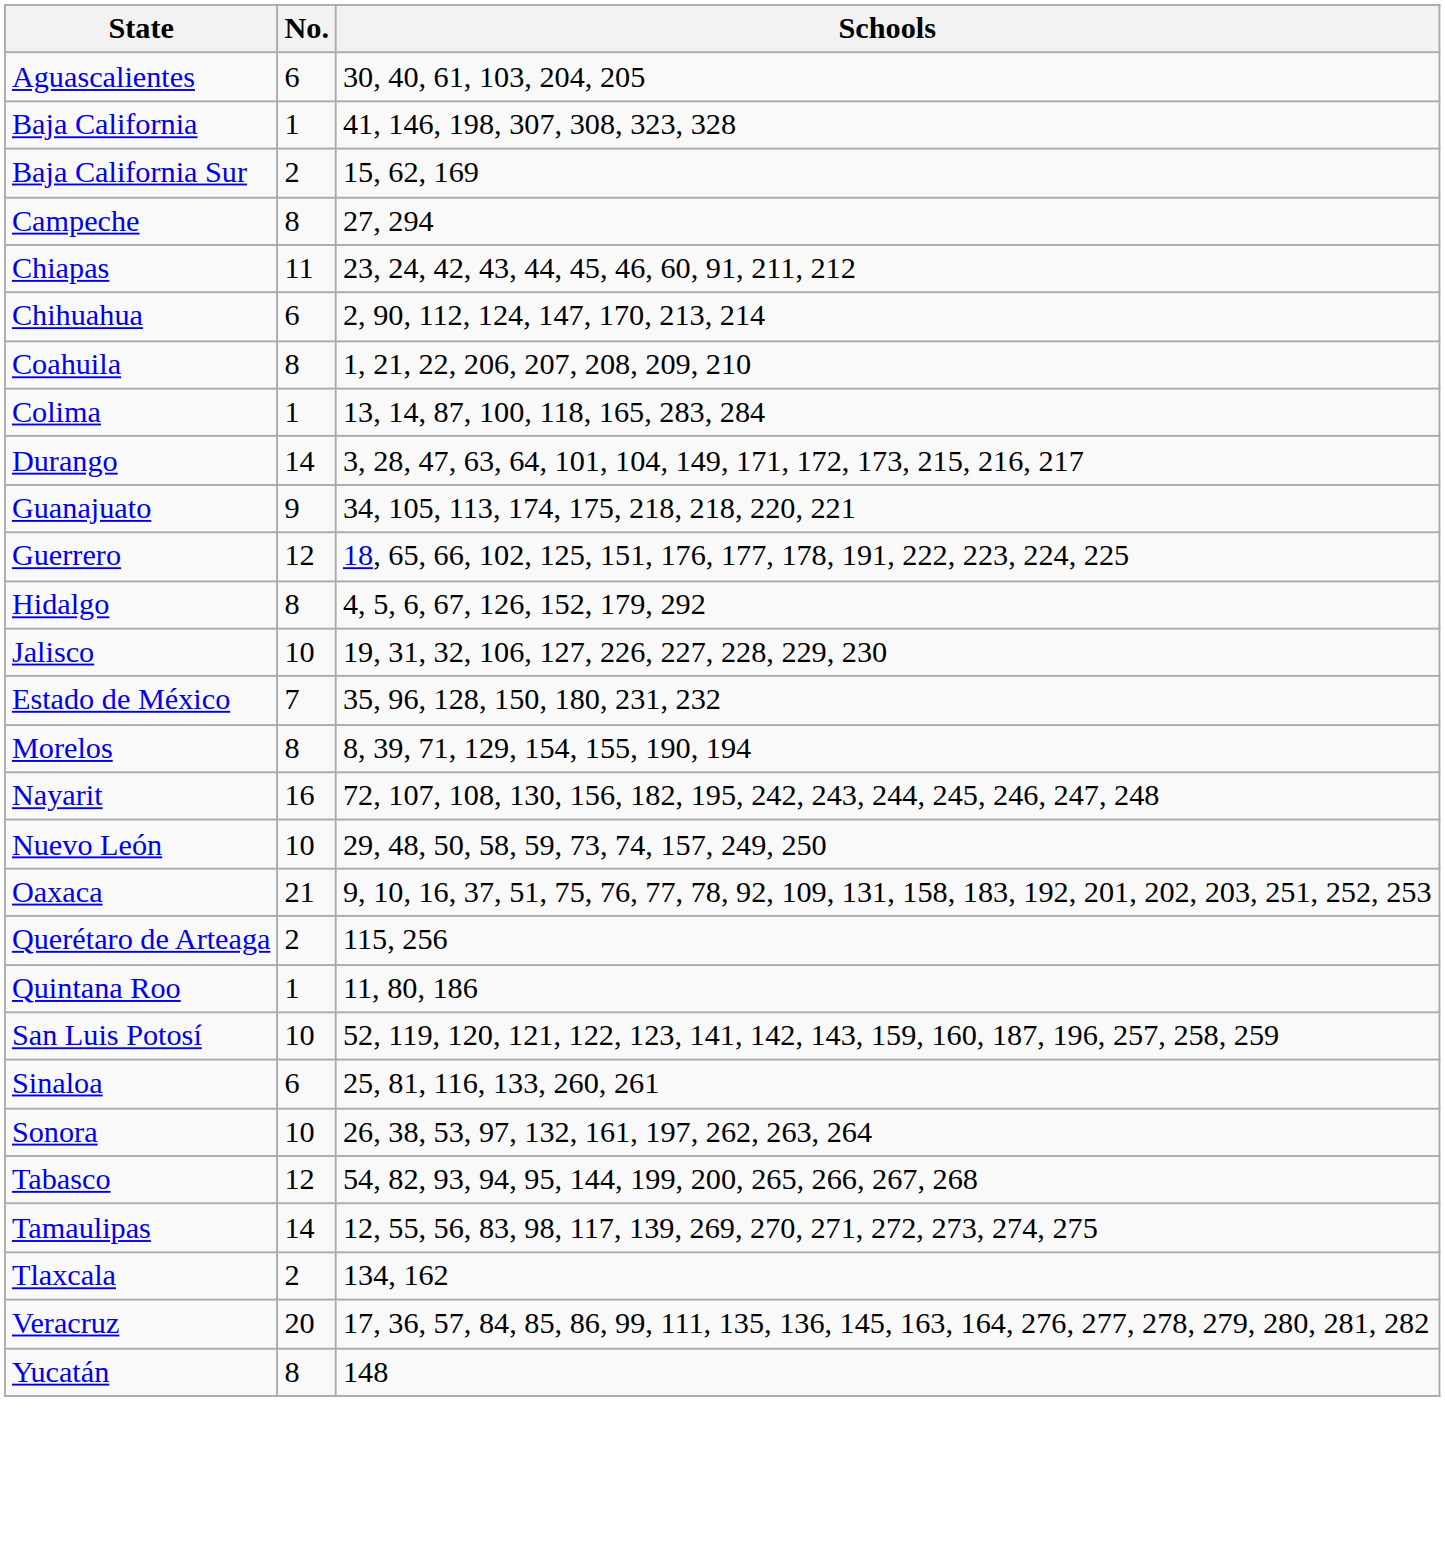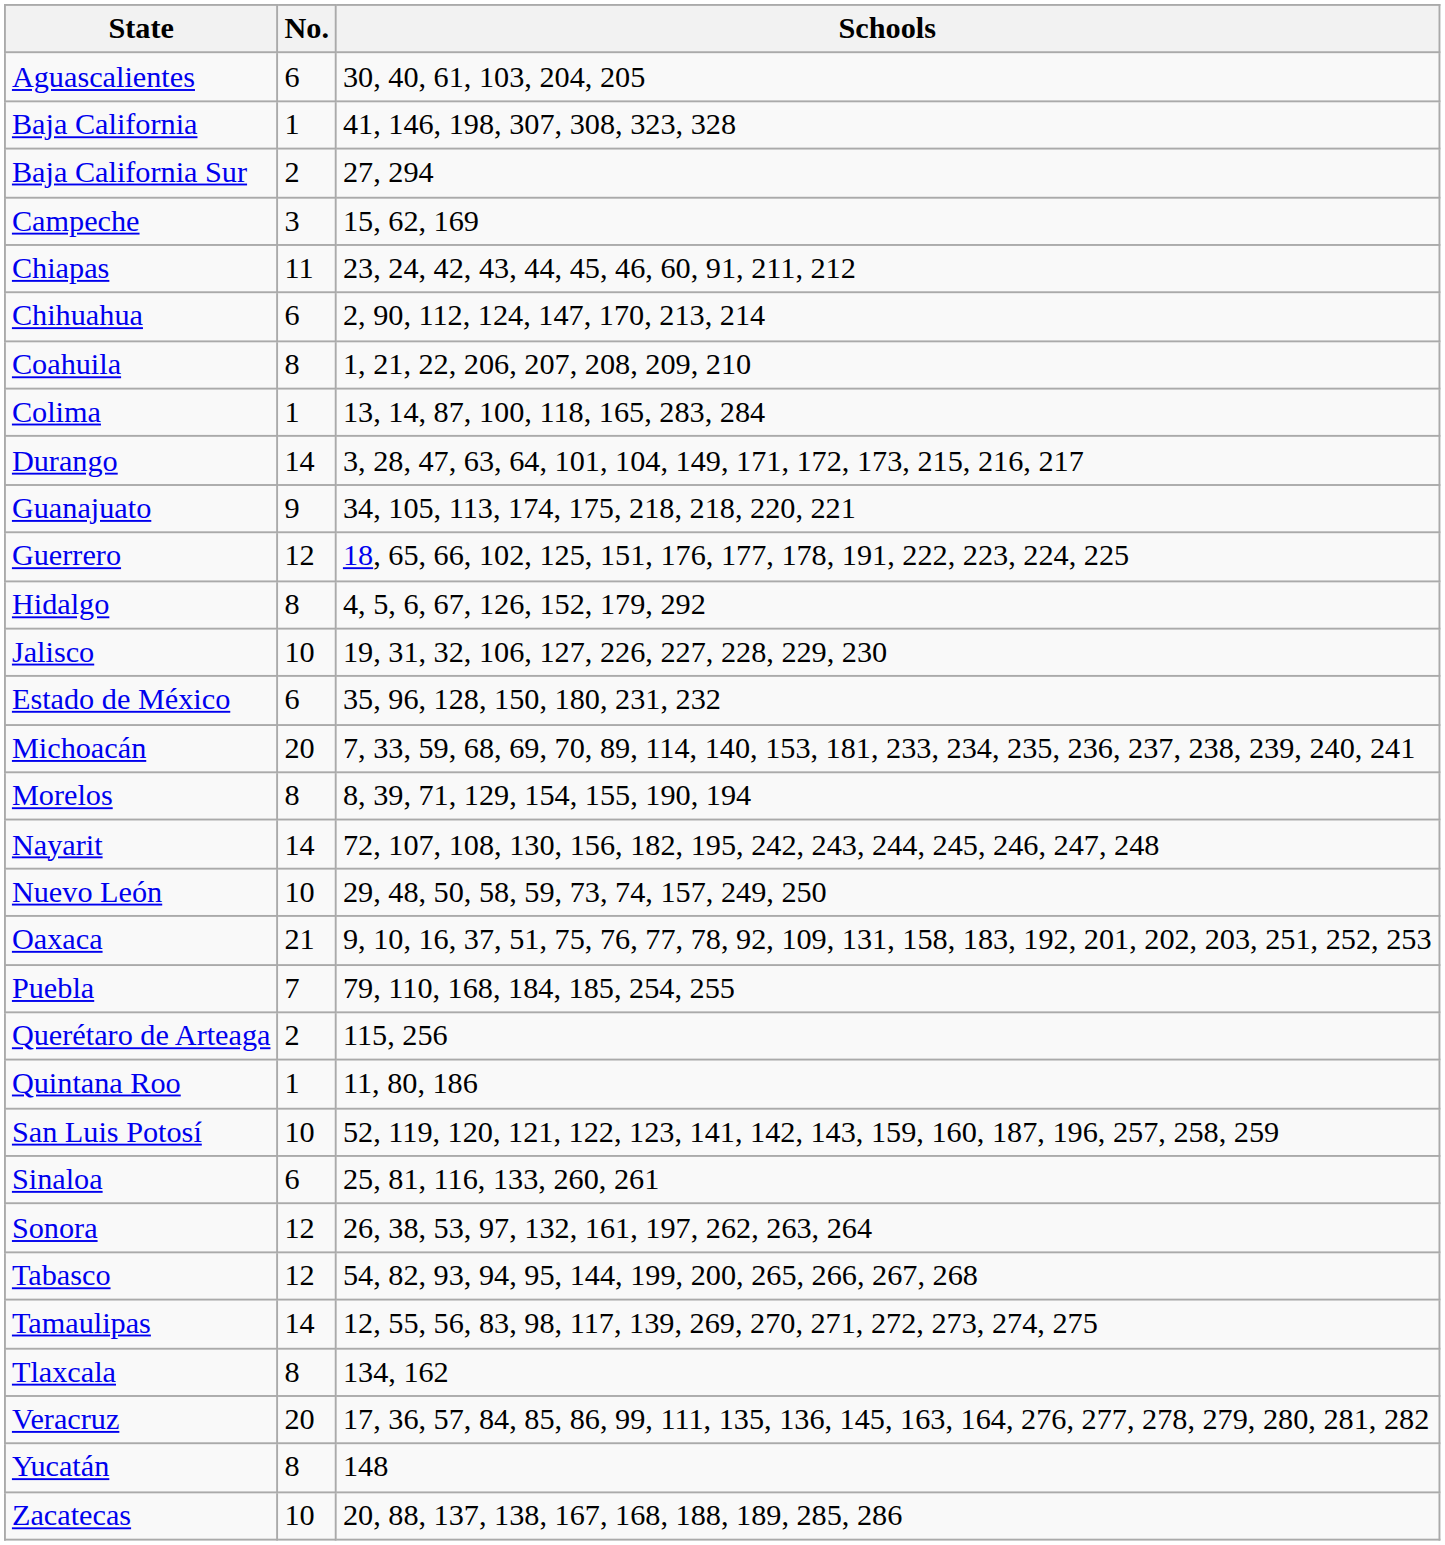(411, 172) 15, 62, 169 -> (388, 172) 27, 294
(292, 220) 8 -> (292, 220) 3
(388, 220) 27, 294 -> (411, 220) 15, 62, 169
(292, 699) 7 -> (292, 699) 6
+ row: (79, 747)
(300, 795) 16 -> (300, 843) 14
+ row: (53, 987)
(300, 1131) 10 -> (300, 1227) 12
(292, 1275) 2 -> (292, 1371) 8
+ row: (72, 1515)
